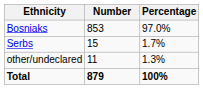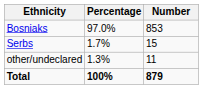columns swapped: (112, 12) <-> (169, 12)
